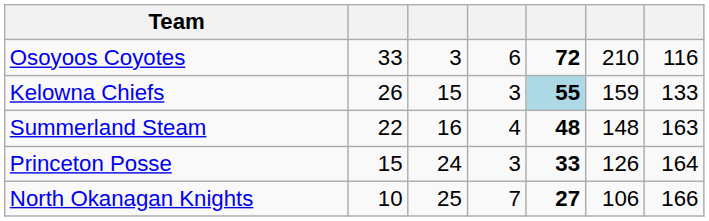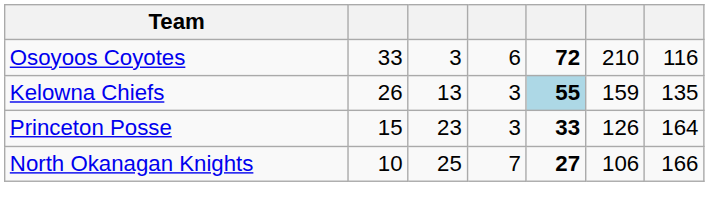(449, 92) 15 -> (449, 92) 13
(680, 92) 133 -> (680, 92) 135
- row: (108, 127)
(449, 163) 24 -> (449, 127) 23
